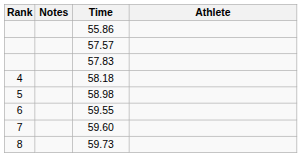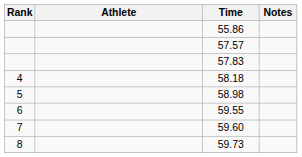columns swapped: (213, 12) <-> (54, 12)
